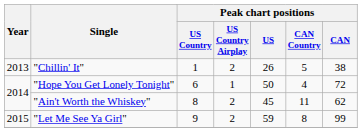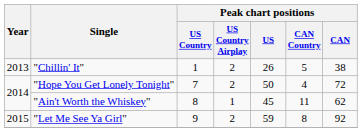(195, 84) 6 -> (195, 84) 7
(232, 84) 1 -> (232, 84) 2
(232, 101) 2 -> (232, 101) 1
(340, 119) 99 -> (340, 119) 92
